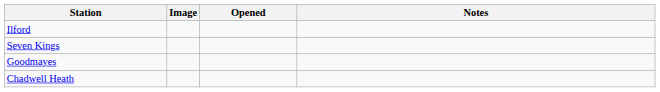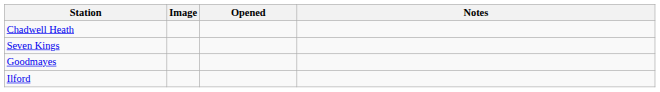rows swapped: (19, 29) <-> (40, 78)
